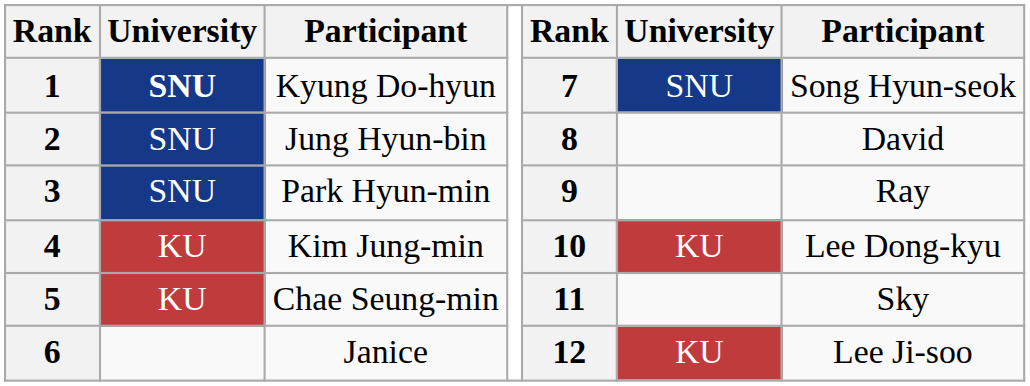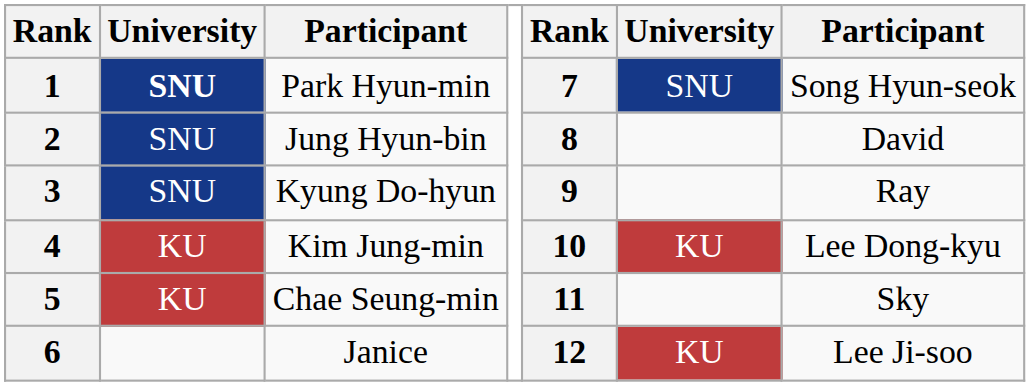(386, 84) Kyung Do-hyun -> (386, 84) Park Hyun-min
(386, 191) Park Hyun-min -> (386, 191) Kyung Do-hyun
